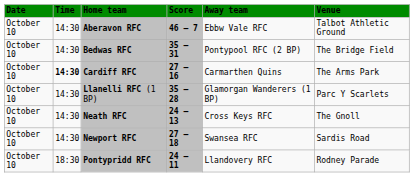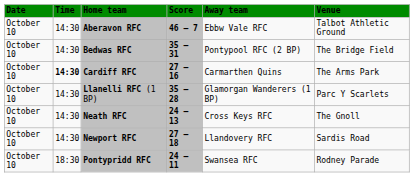(231, 139) Swansea RFC -> (238, 139) Llandovery RFC
(238, 161) Llandovery RFC -> (231, 161) Swansea RFC
